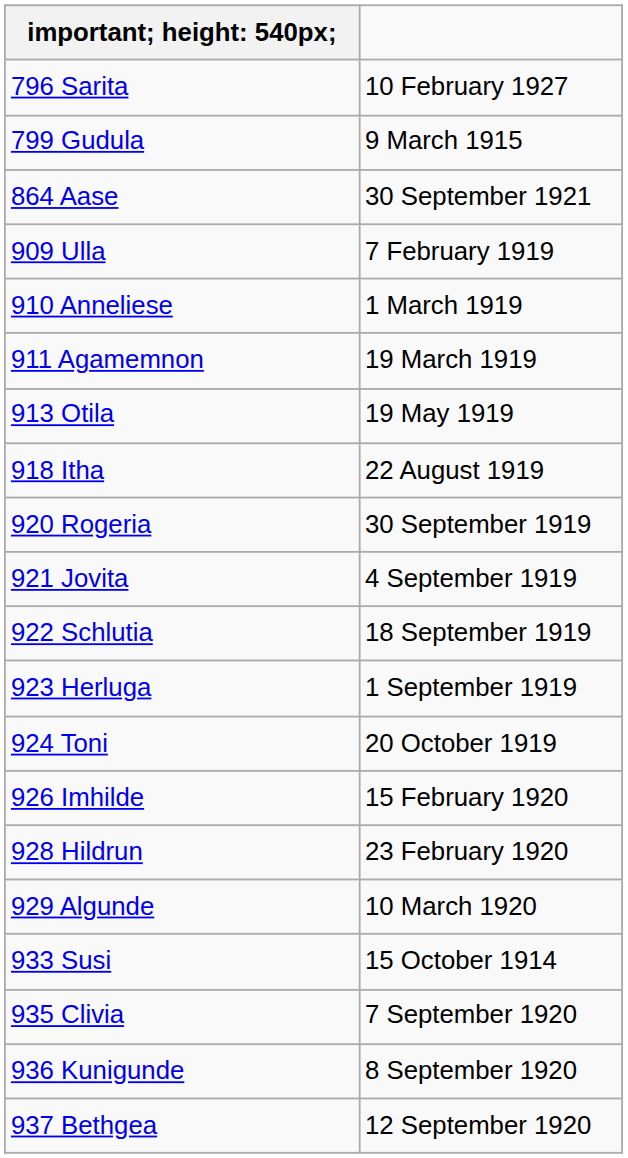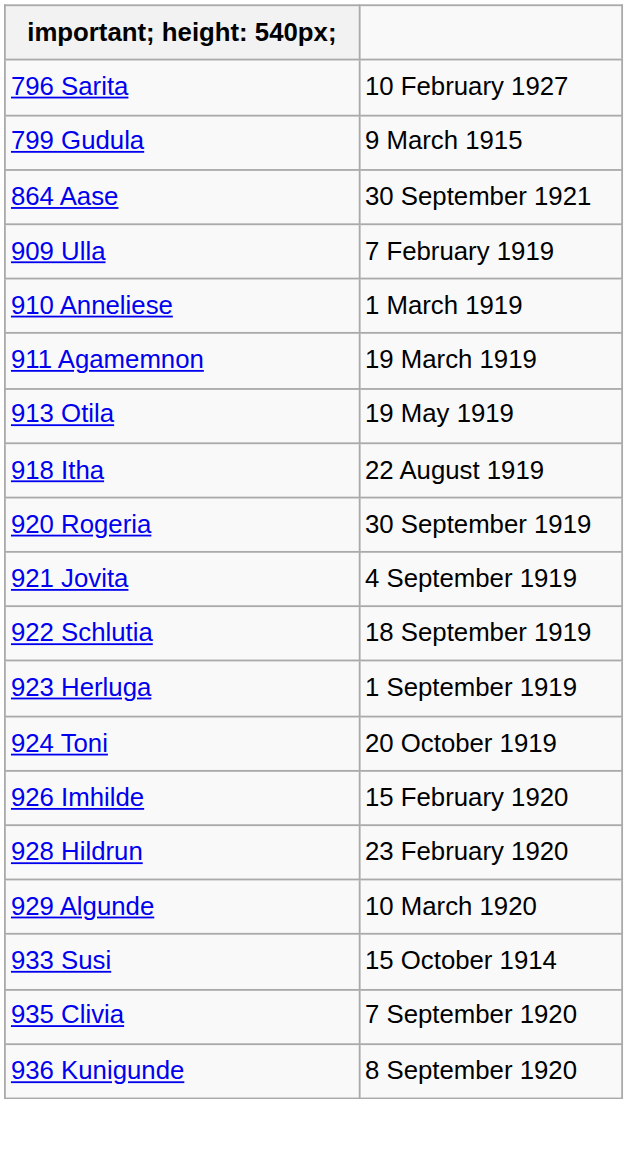- row: (84, 1124)
